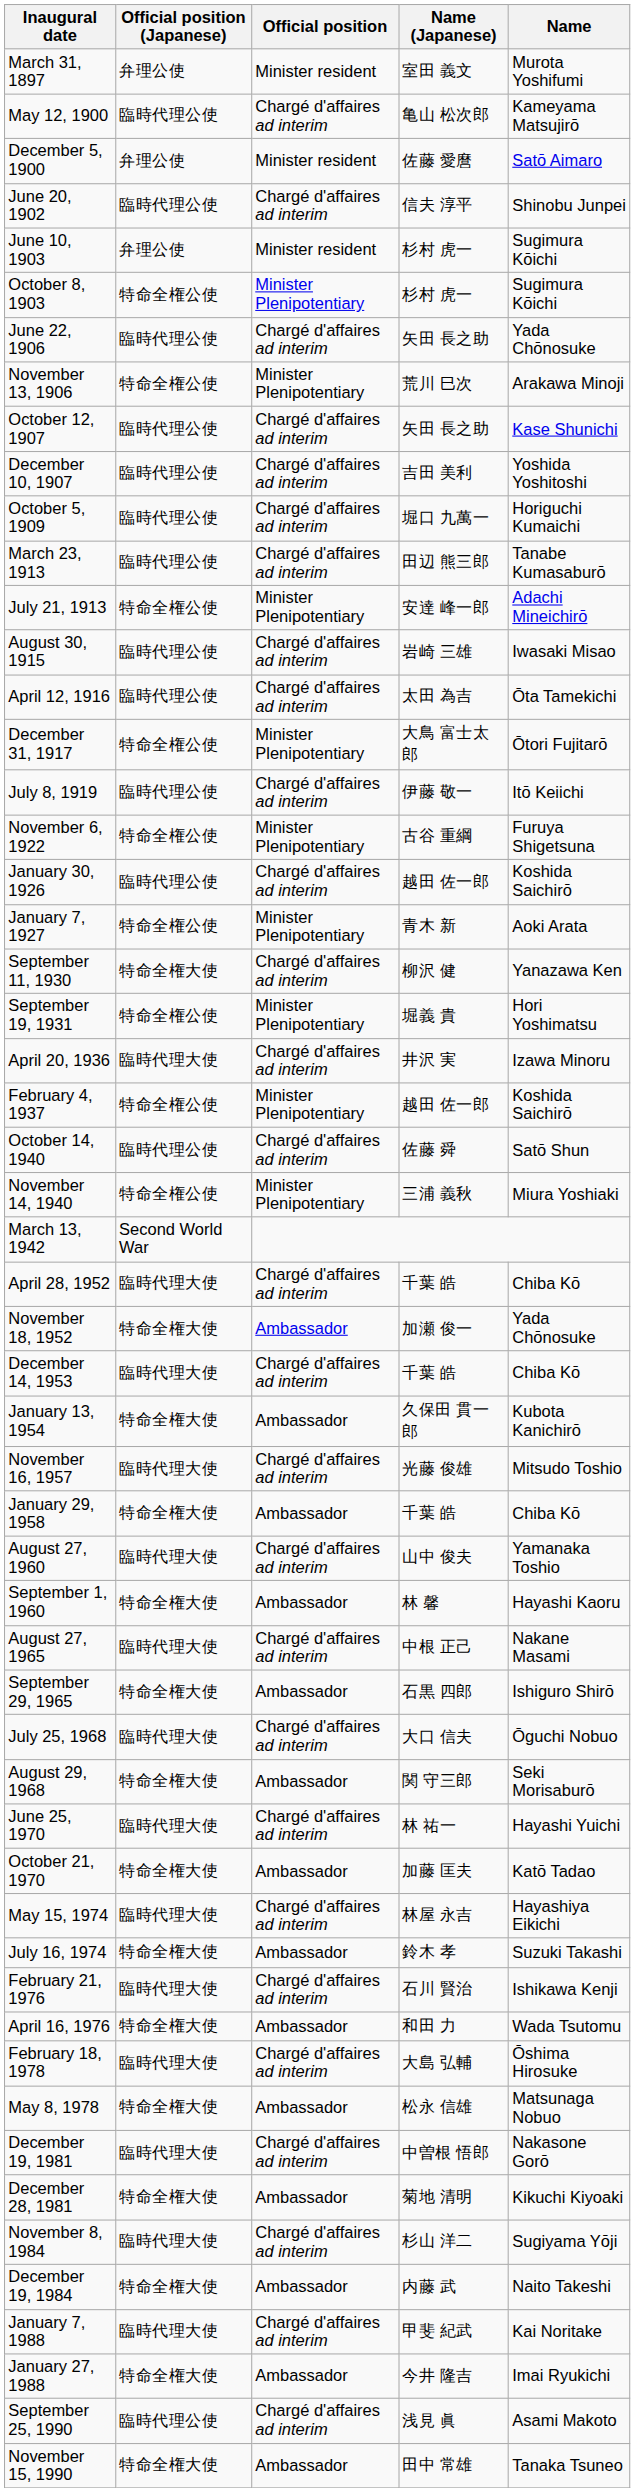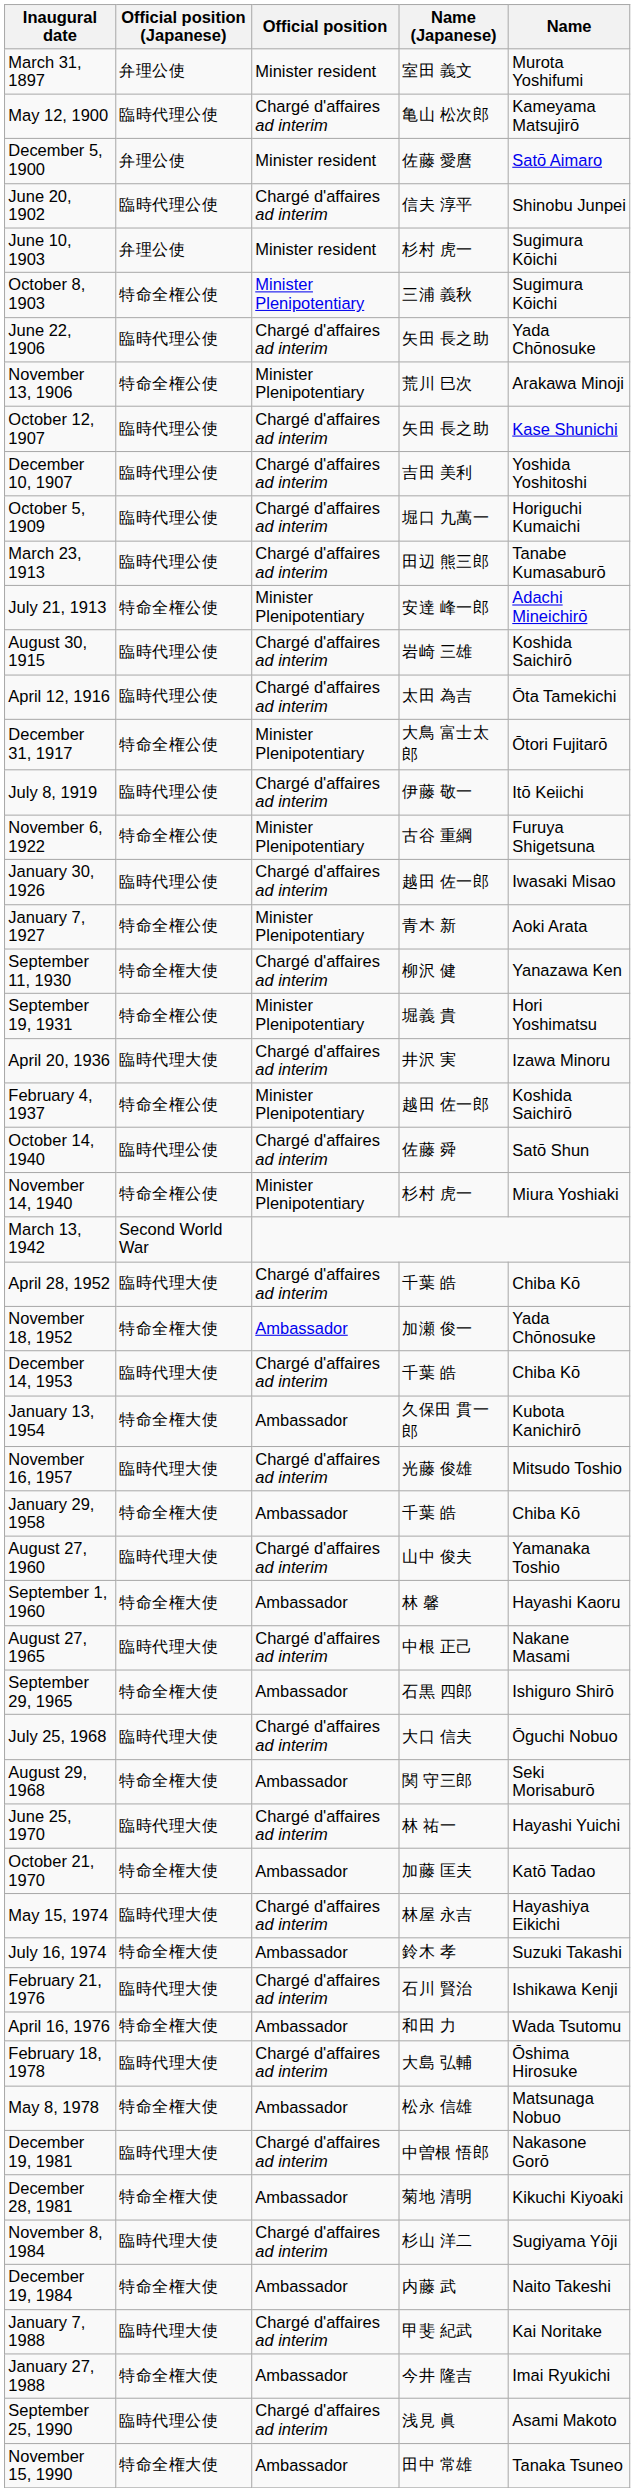(438, 294) 杉村 虎一 -> (438, 294) 三浦 義秋
(564, 652) Iwasaki Misao -> (542, 652) Koshida Saichirō
(542, 881) Koshida Saichirō -> (564, 881) Iwasaki Misao
(438, 1194) 三浦 義秋 -> (438, 1194) 杉村 虎一
